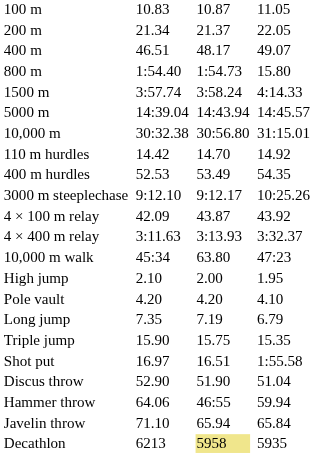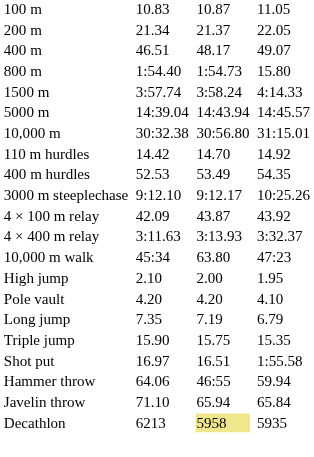- row: (44, 381)
